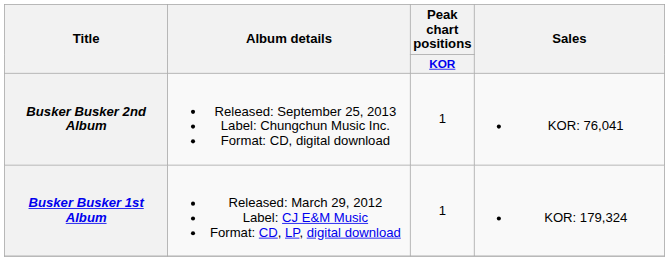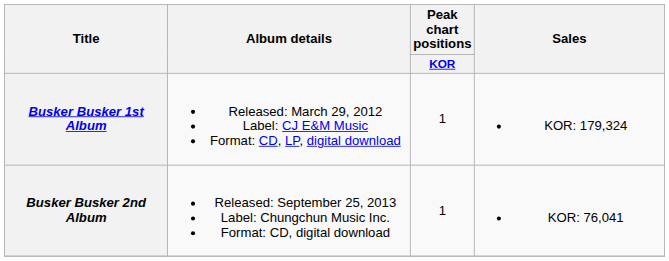rows swapped: (86, 210) <-> (86, 119)
